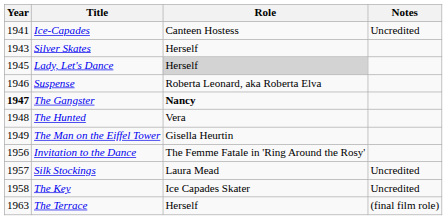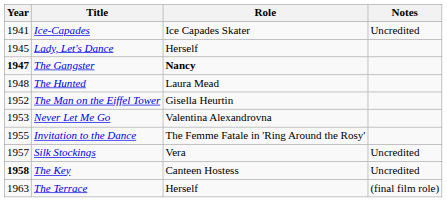(202, 30) Canteen Hostess -> (208, 30) Ice Capades Skater
- row: (62, 48)
(182, 65) lightgrey background -> (182, 48) no background
- row: (54, 83)
(176, 118) Vera -> (192, 83) Laura Mead
(18, 135) 1949 -> (18, 100) 1952
+ row: (72, 118)
(18, 153) 1956 -> (18, 135) 1955
(192, 170) Laura Mead -> (176, 153) Vera
(18, 188) normal -> (18, 170) bold
(208, 188) Ice Capades Skater -> (202, 170) Canteen Hostess
